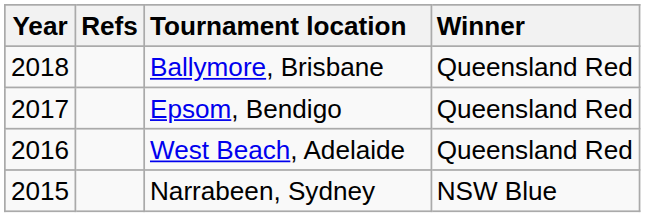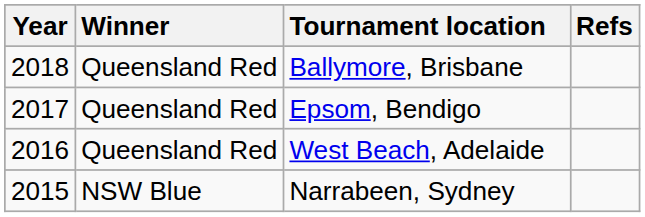columns swapped: (481, 26) <-> (110, 26)
